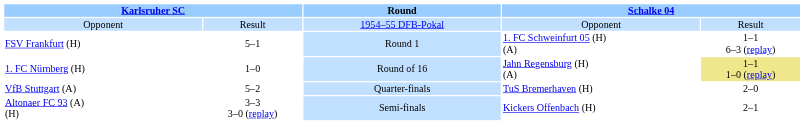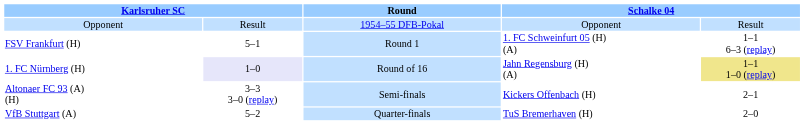(253, 69) no background -> (253, 69) lavender background
rows swapped: (40, 88) <-> (45, 108)
